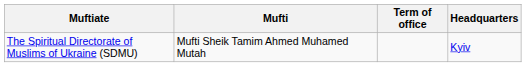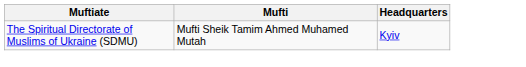- column: (412, 18)
